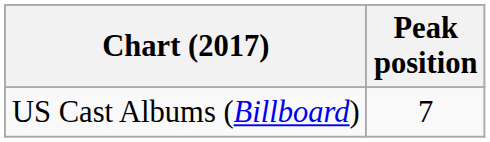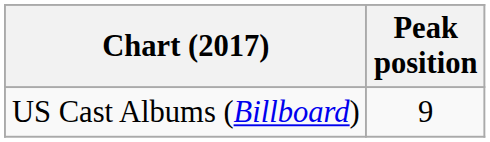(426, 111) 7 -> (426, 111) 9
